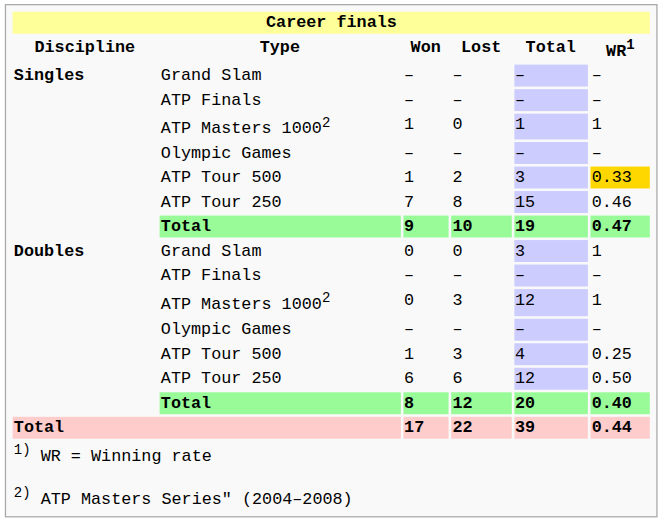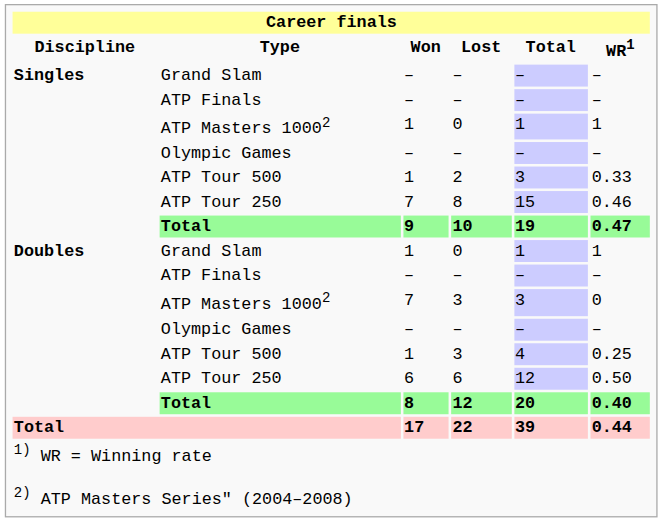(612, 178) gold background -> (612, 178) no background
(409, 251) 0 -> (409, 251) 1
(520, 251) 3 -> (520, 251) 1
(409, 300) 0 -> (409, 300) 7
(525, 300) 12 -> (520, 300) 3
(597, 300) 1 -> (597, 300) 0
